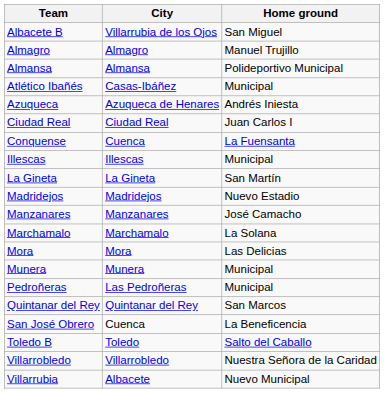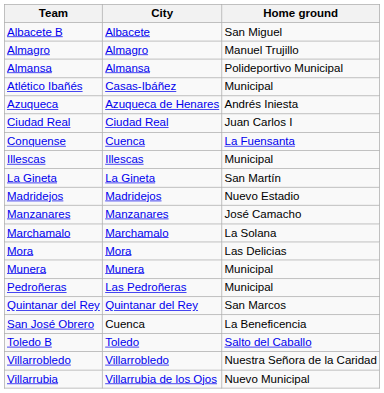(161, 31) Villarrubia de los Ojos -> (128, 31) Albacete
(128, 379) Albacete -> (161, 379) Villarrubia de los Ojos
